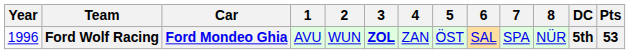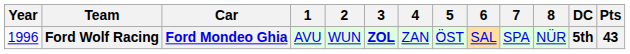(611, 38) 53 -> (611, 38) 43
